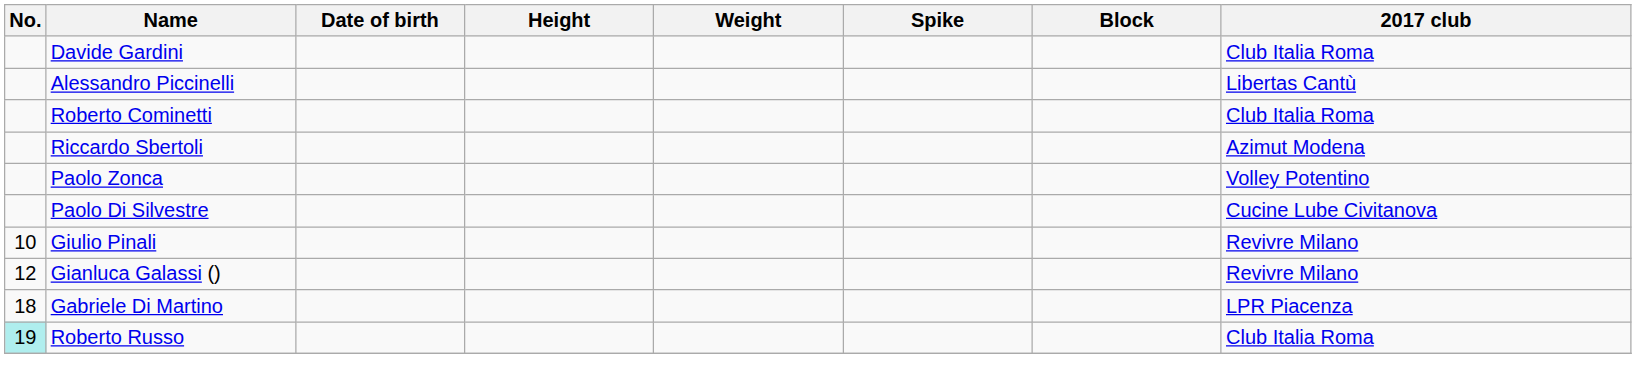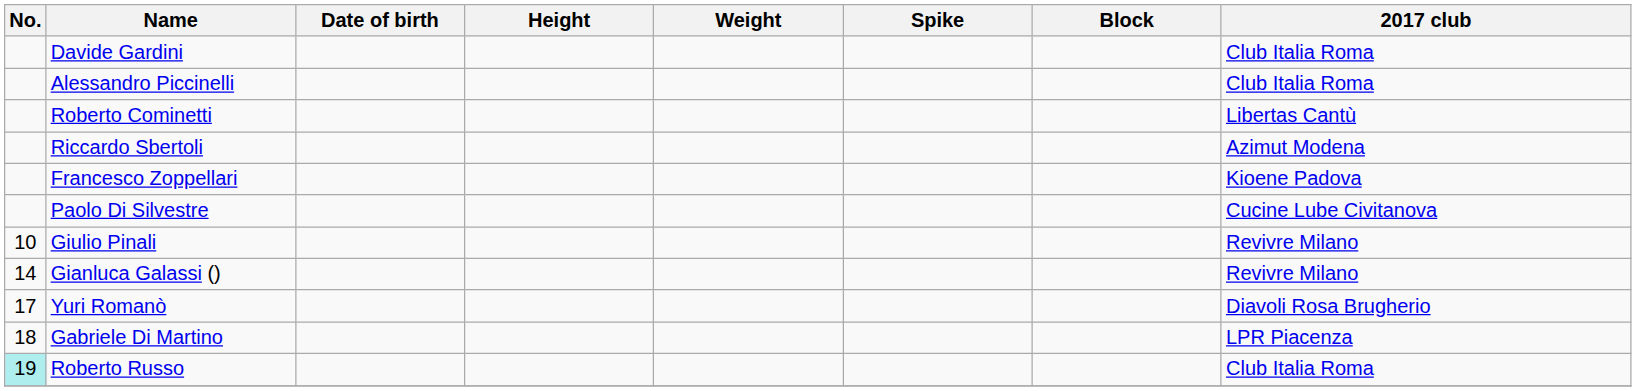(1291, 83) Libertas Cantù -> (1300, 83) Club Italia Roma
(1300, 115) Club Italia Roma -> (1291, 115) Libertas Cantù
+ row: (144, 178)
- row: (107, 178)
(25, 274) 12 -> (25, 274) 14
+ row: (108, 305)
